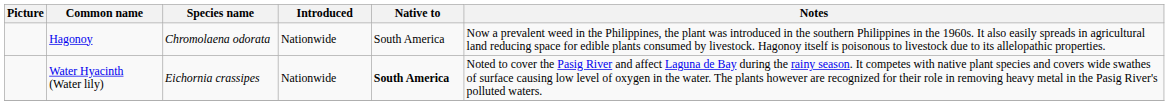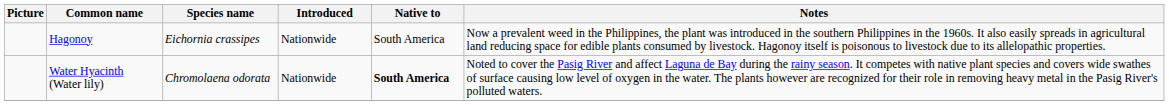(218, 39) Chromolaena odorata -> (212, 39) Eichornia crassipes
(212, 78) Eichornia crassipes -> (218, 78) Chromolaena odorata
